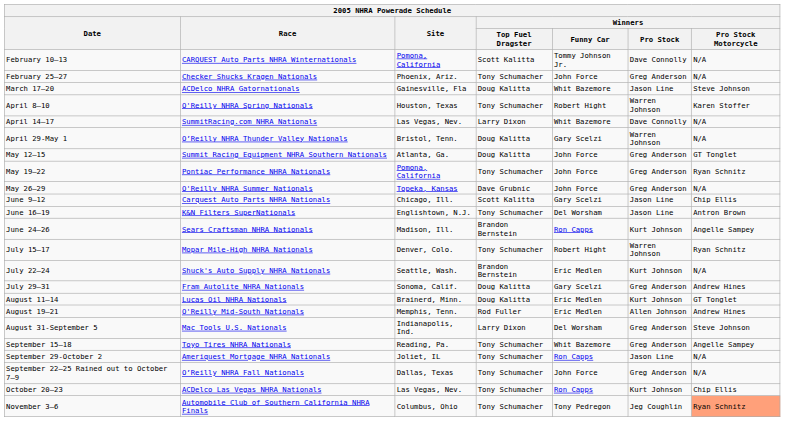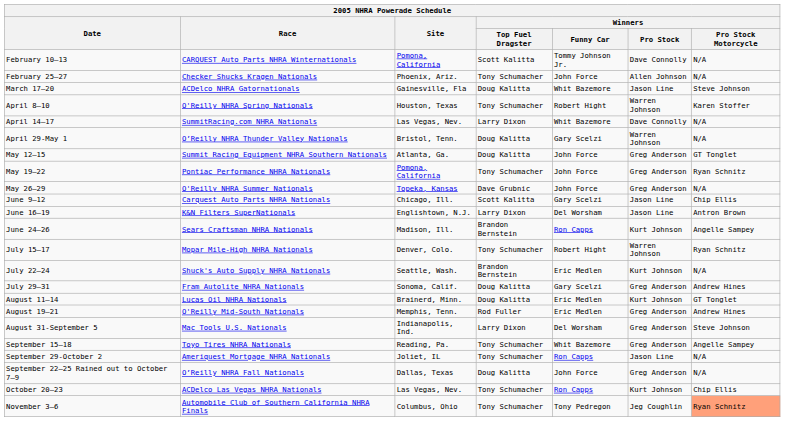(658, 76) Greg Anderson -> (658, 76) Allen Johnson
(510, 212) Tony Schumacher -> (502, 212) Larry Dixon
(658, 311) Allen Johnson -> (658, 311) Greg Anderson
(510, 373) Tony Schumacher -> (504, 373) Doug Kalitta
